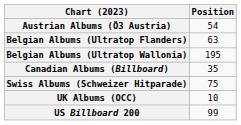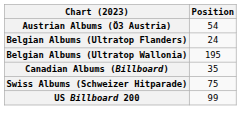(213, 40) 63 -> (213, 40) 24
- row: (97, 98)
